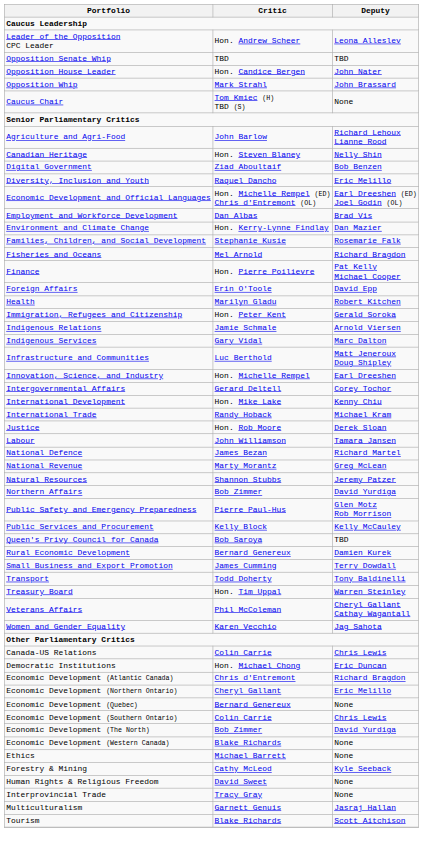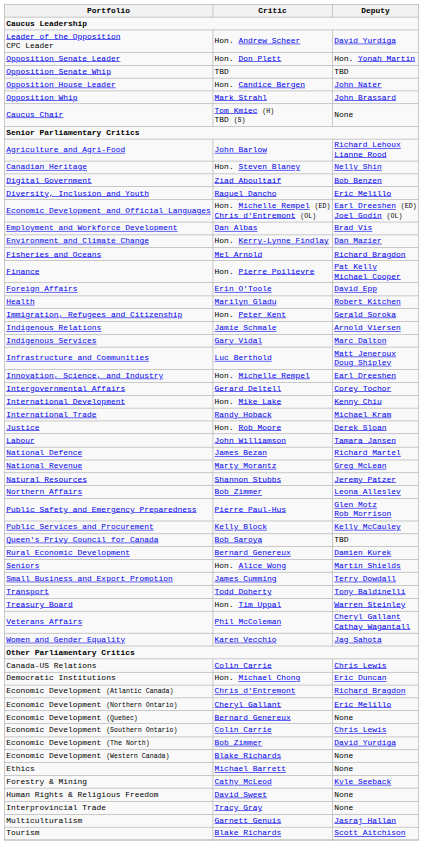(368, 41) Leona Alleslev -> (365, 41) David Yurdiga
+ row: (63, 59)
- row: (106, 241)
(365, 492) David Yurdiga -> (368, 492) Leona Alleslev
+ row: (23, 566)
